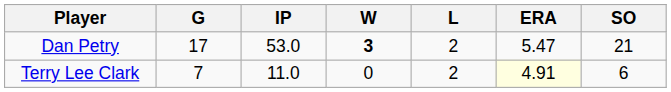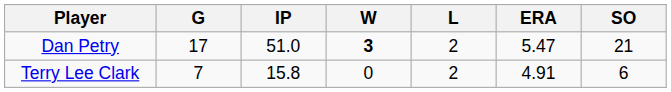(283, 45) 53.0 -> (283, 45) 51.0
(283, 73) 11.0 -> (283, 73) 15.8
(539, 73) lightyellow background -> (539, 73) no background
